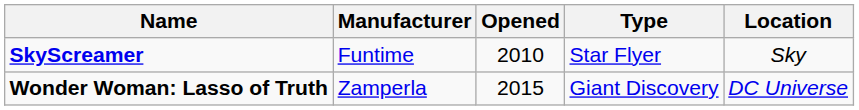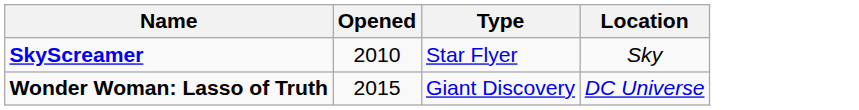- column: (405, 21)
